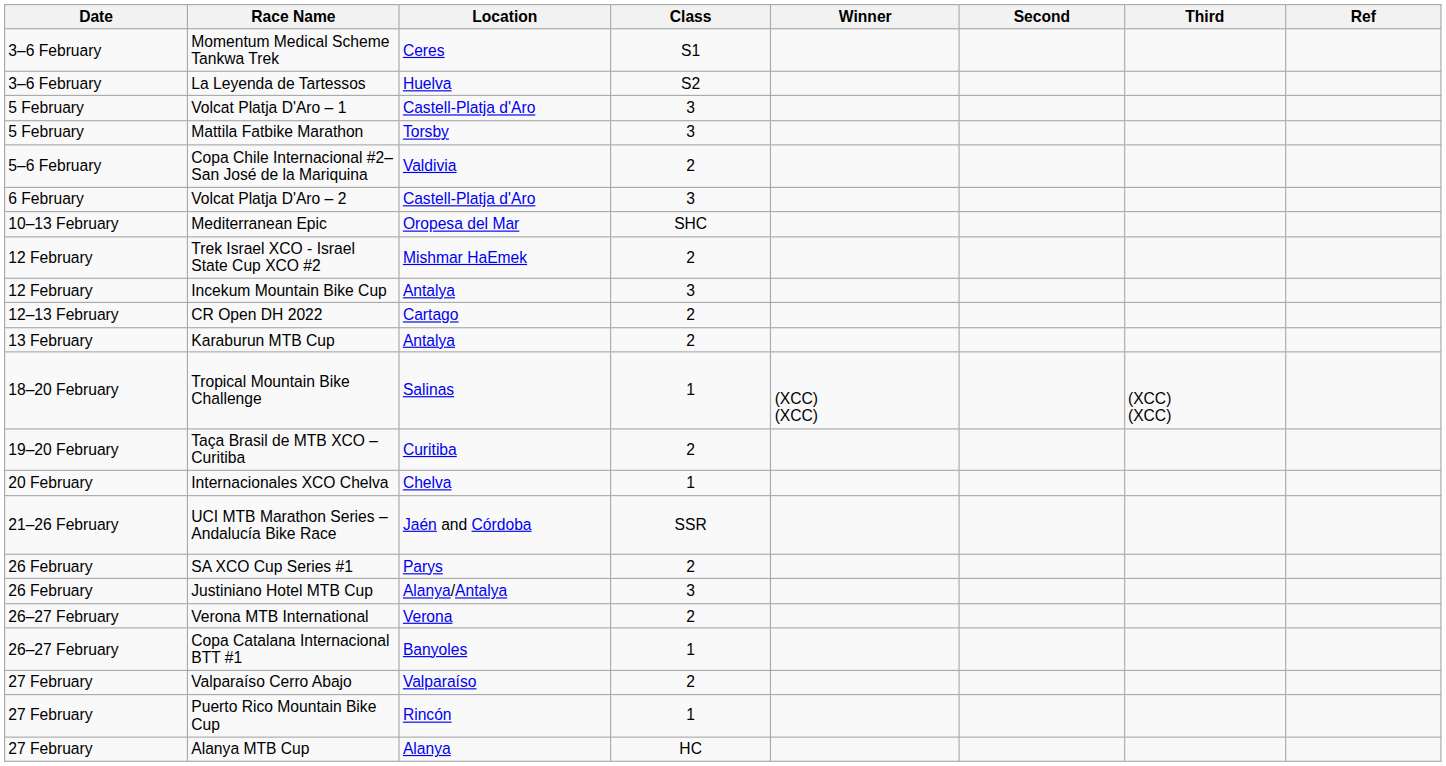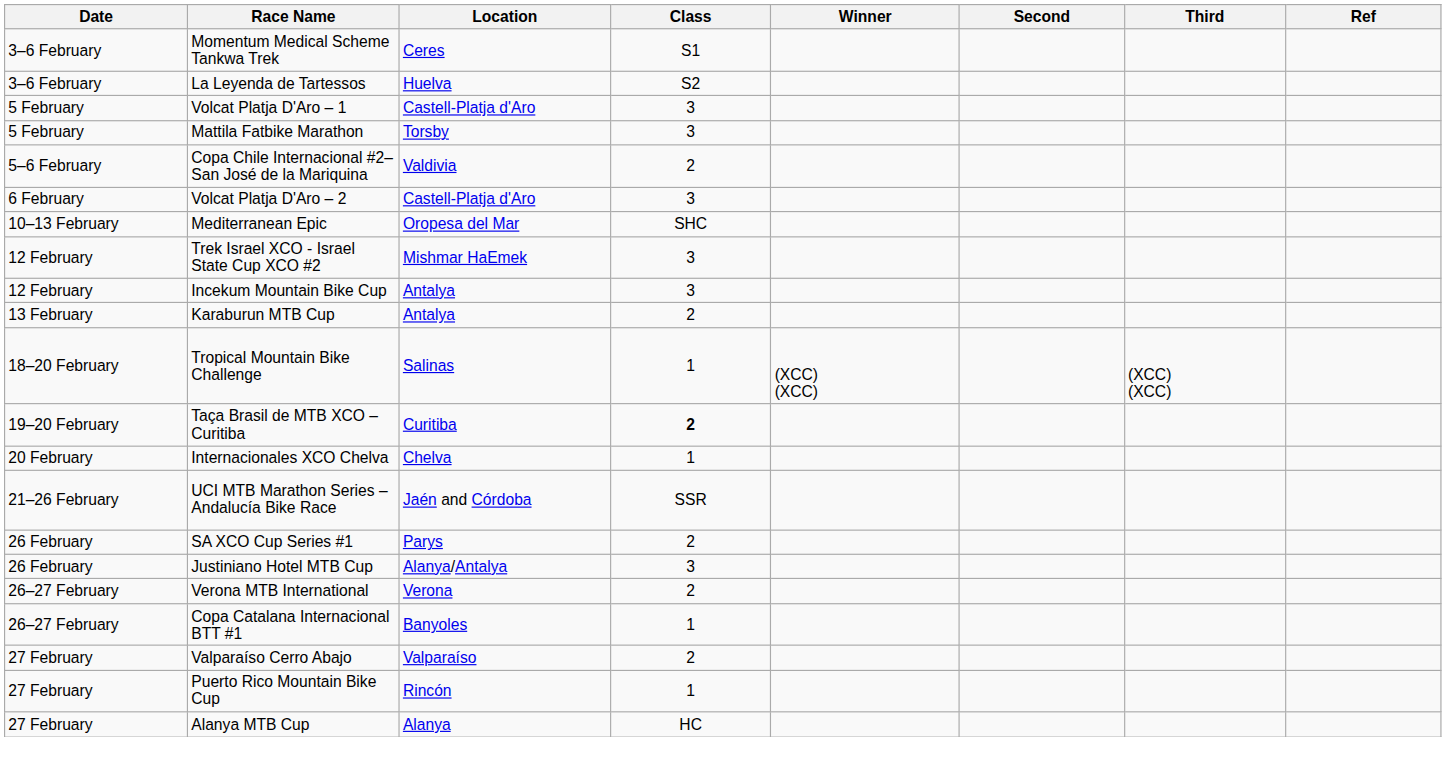(691, 257) 2 -> (691, 257) 3
- row: (257, 315)
(691, 449) normal -> (691, 424) bold
